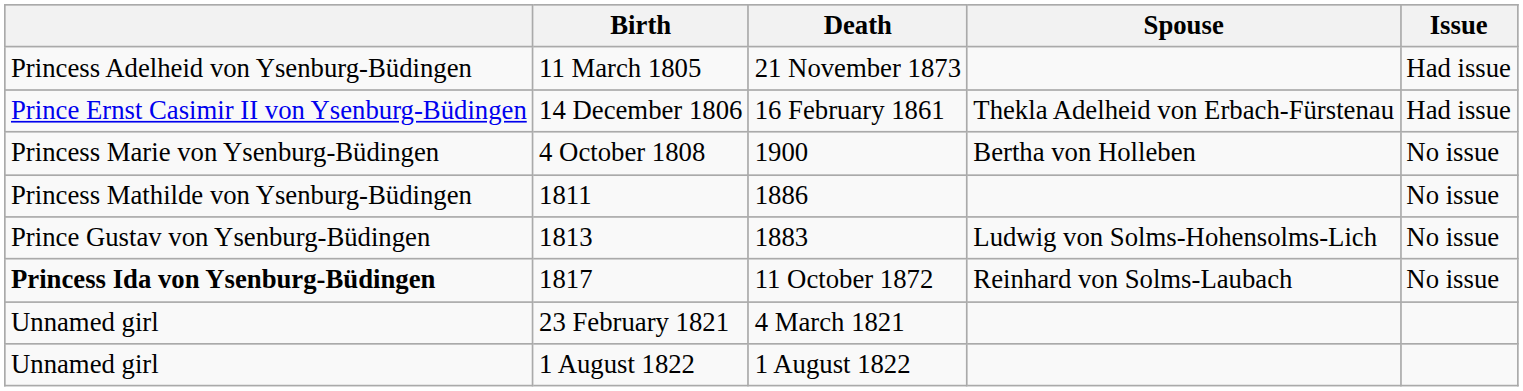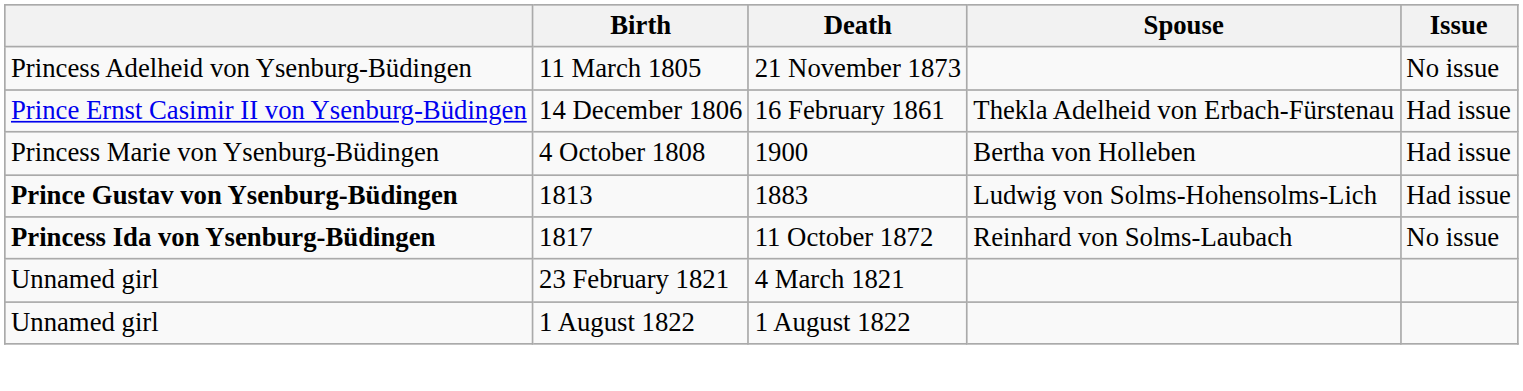(1459, 68) Had issue -> (1453, 68) No issue
(1453, 152) No issue -> (1459, 152) Had issue
- row: (565, 195)
(221, 237) normal -> (234, 195) bold
(1453, 237) No issue -> (1459, 195) Had issue
